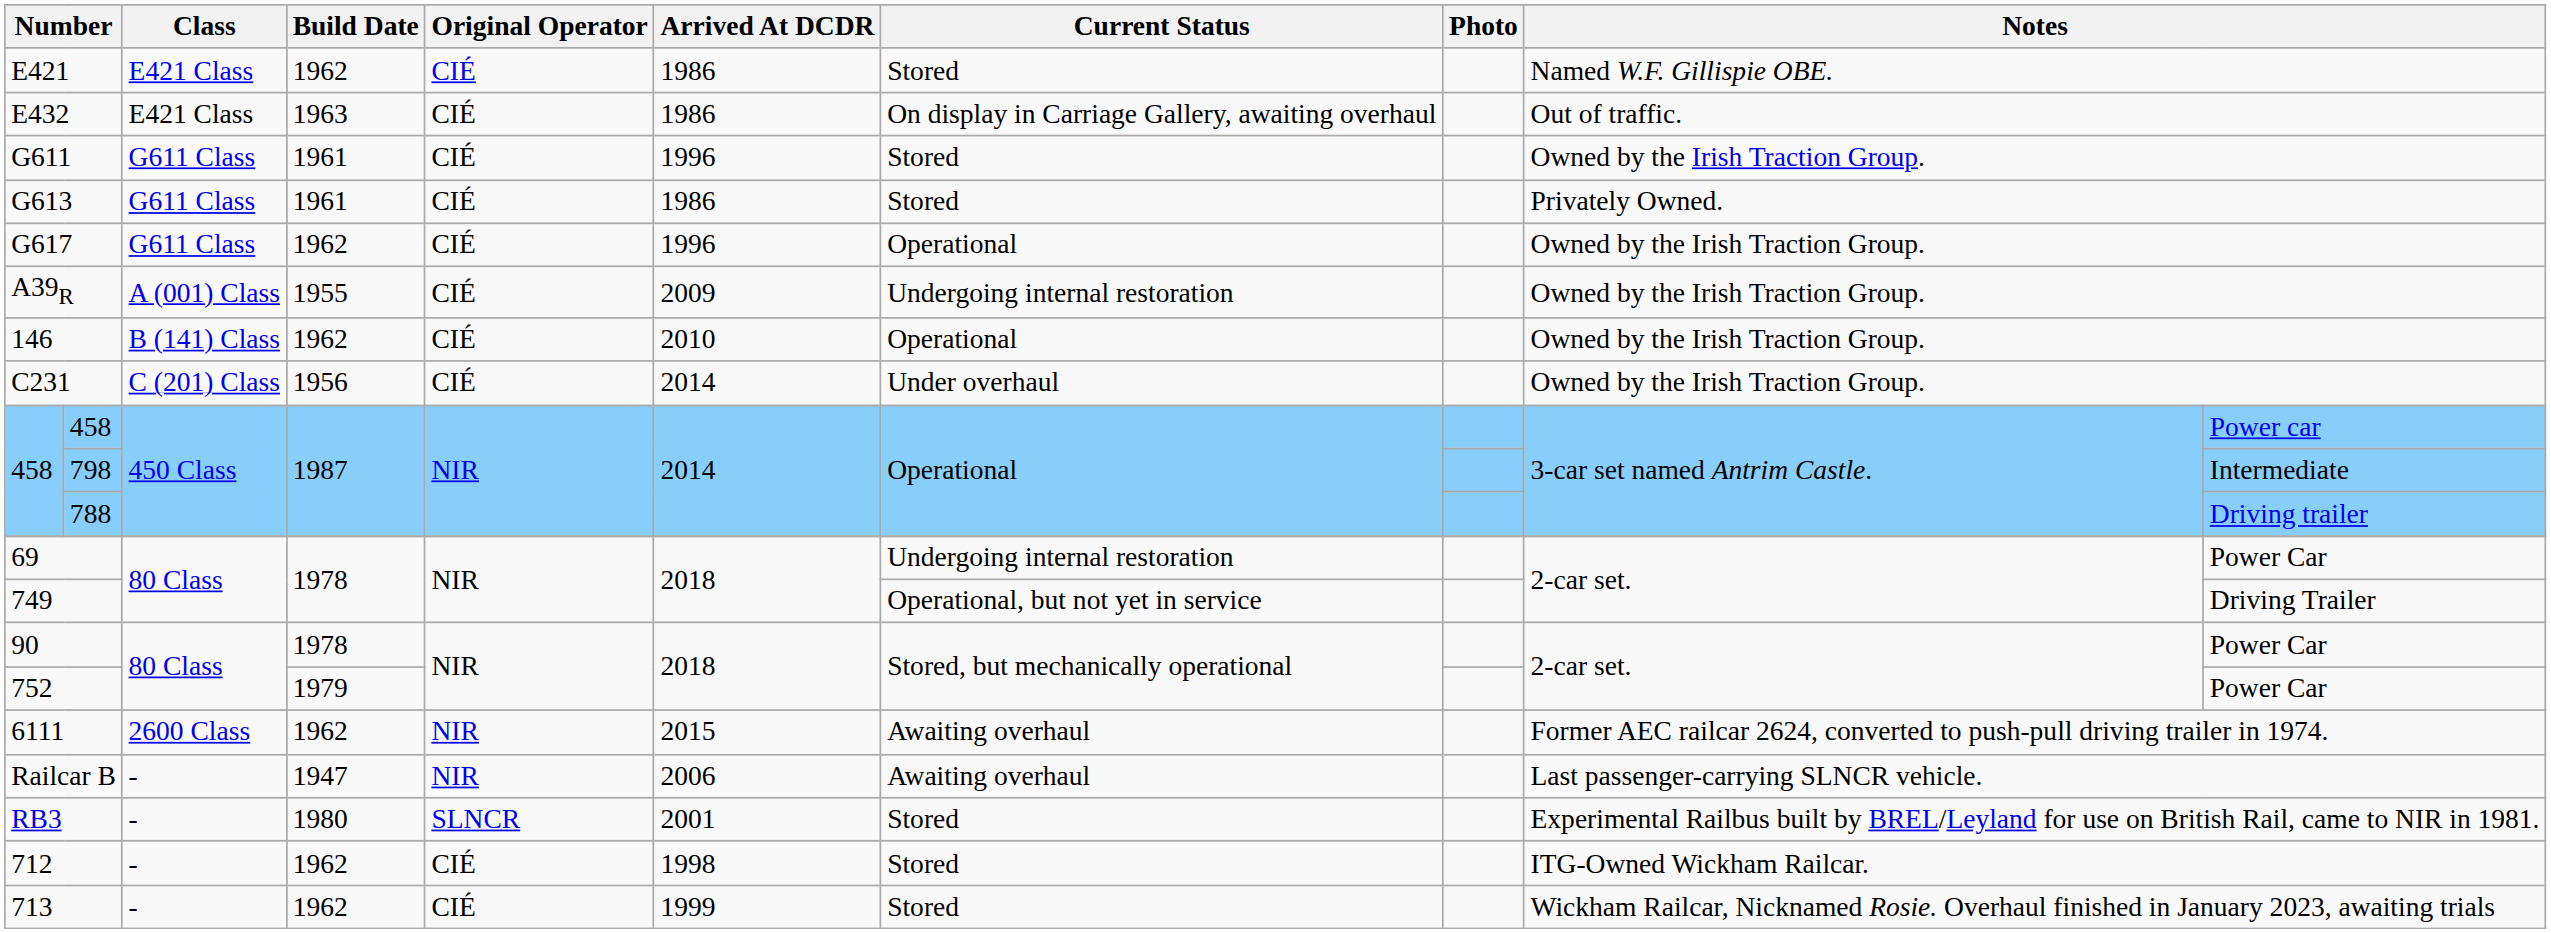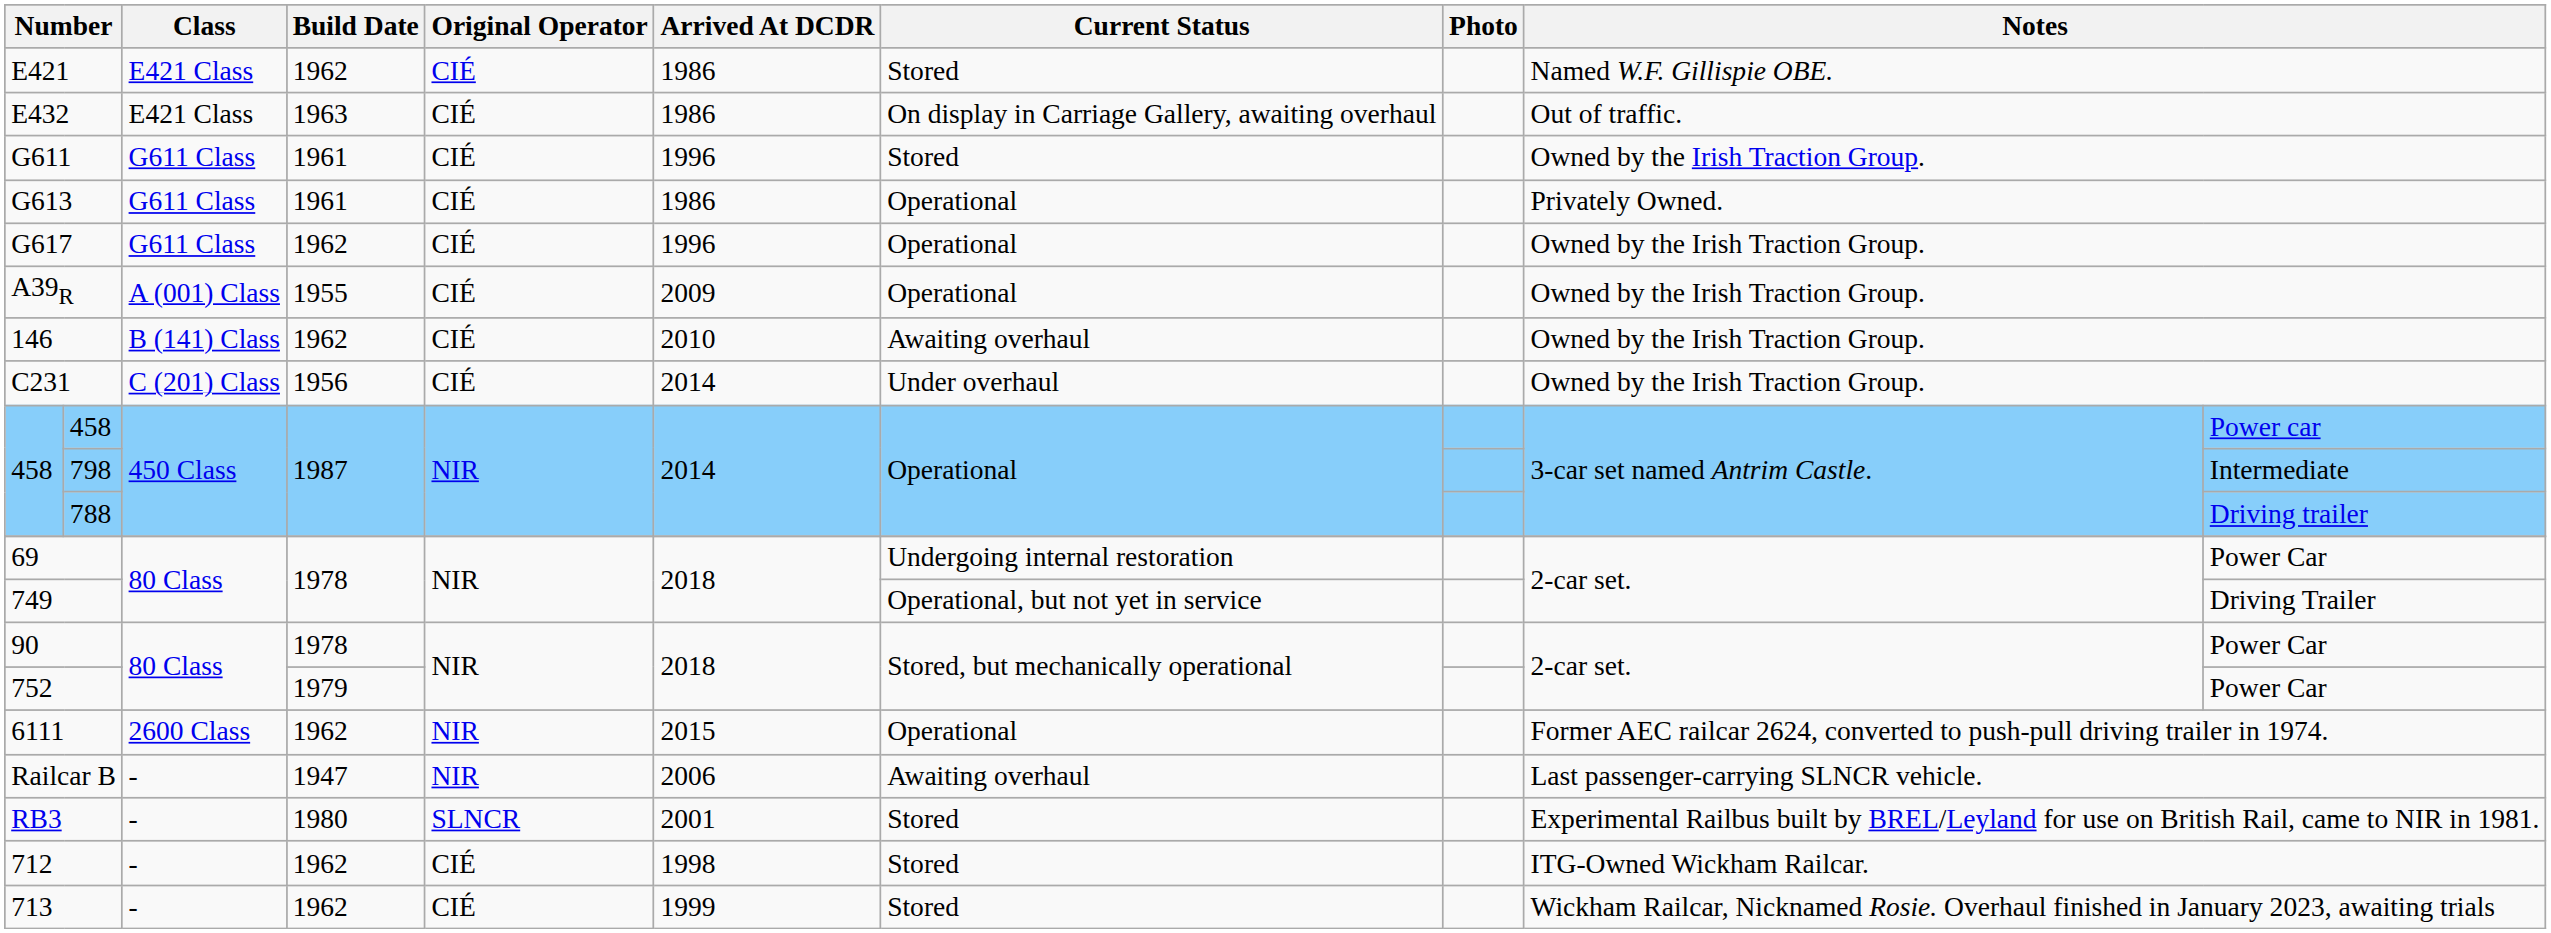(923, 200) Stored -> (952, 200) Operational
(1060, 291) Undergoing internal restoration -> (952, 291) Operational
(952, 339) Operational -> (989, 339) Awaiting overhaul
(989, 731) Awaiting overhaul -> (952, 731) Operational
